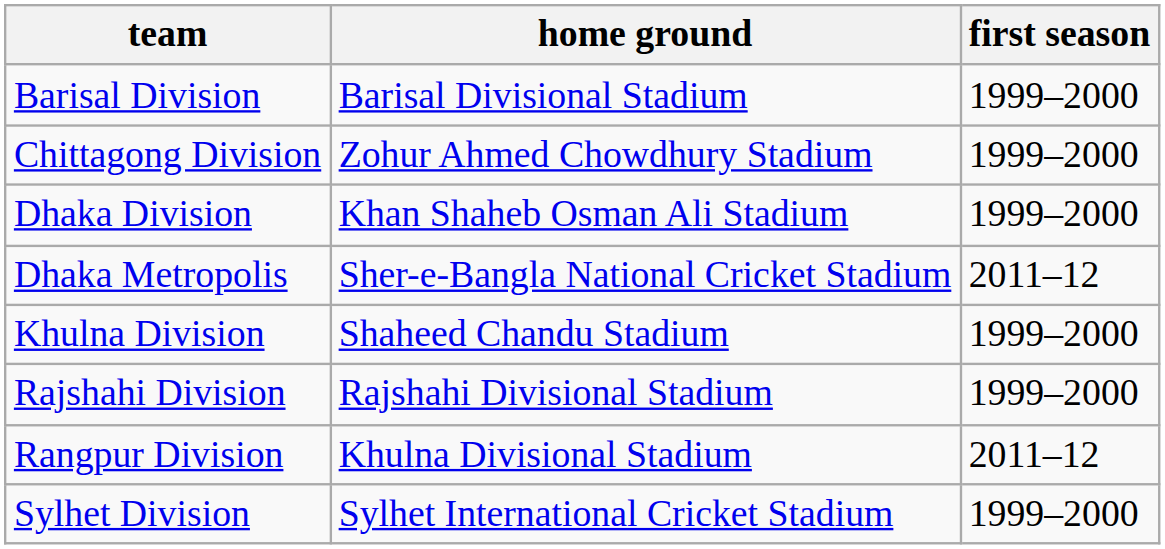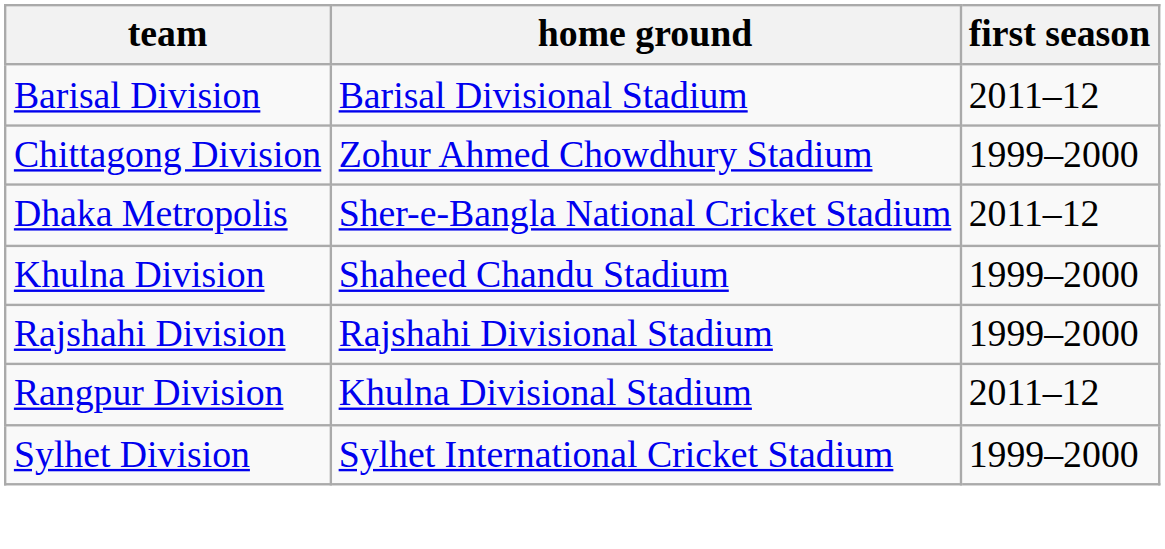(1054, 94) 1999–2000 -> (1034, 94) 2011–12
- row: (133, 214)
